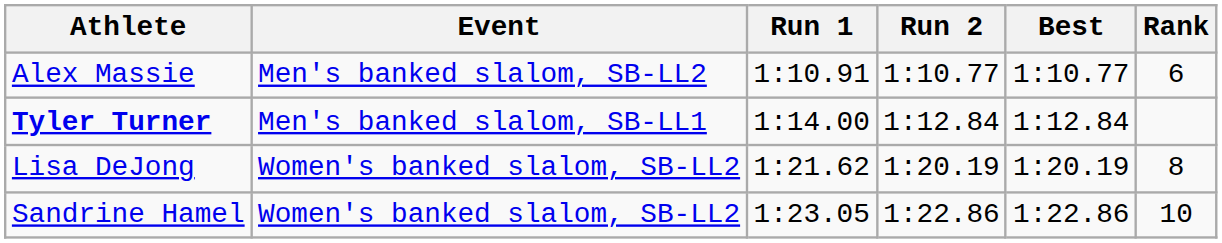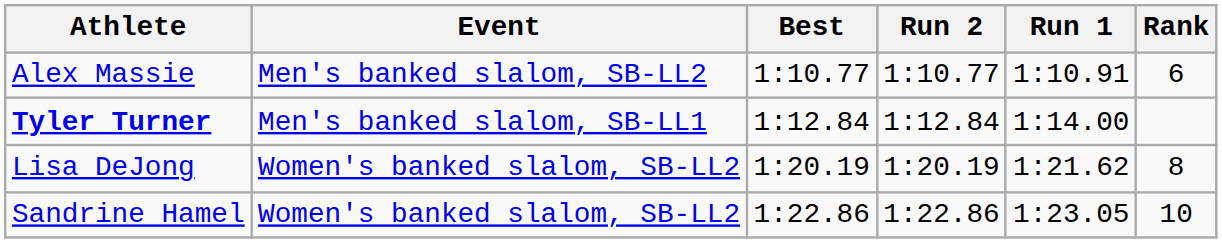columns swapped: (812, 28) <-> (1071, 28)
